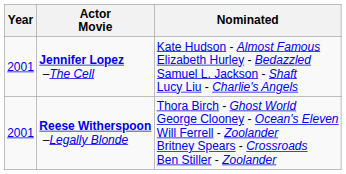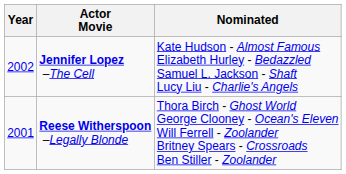(20, 66) 2001 -> (20, 66) 2002
